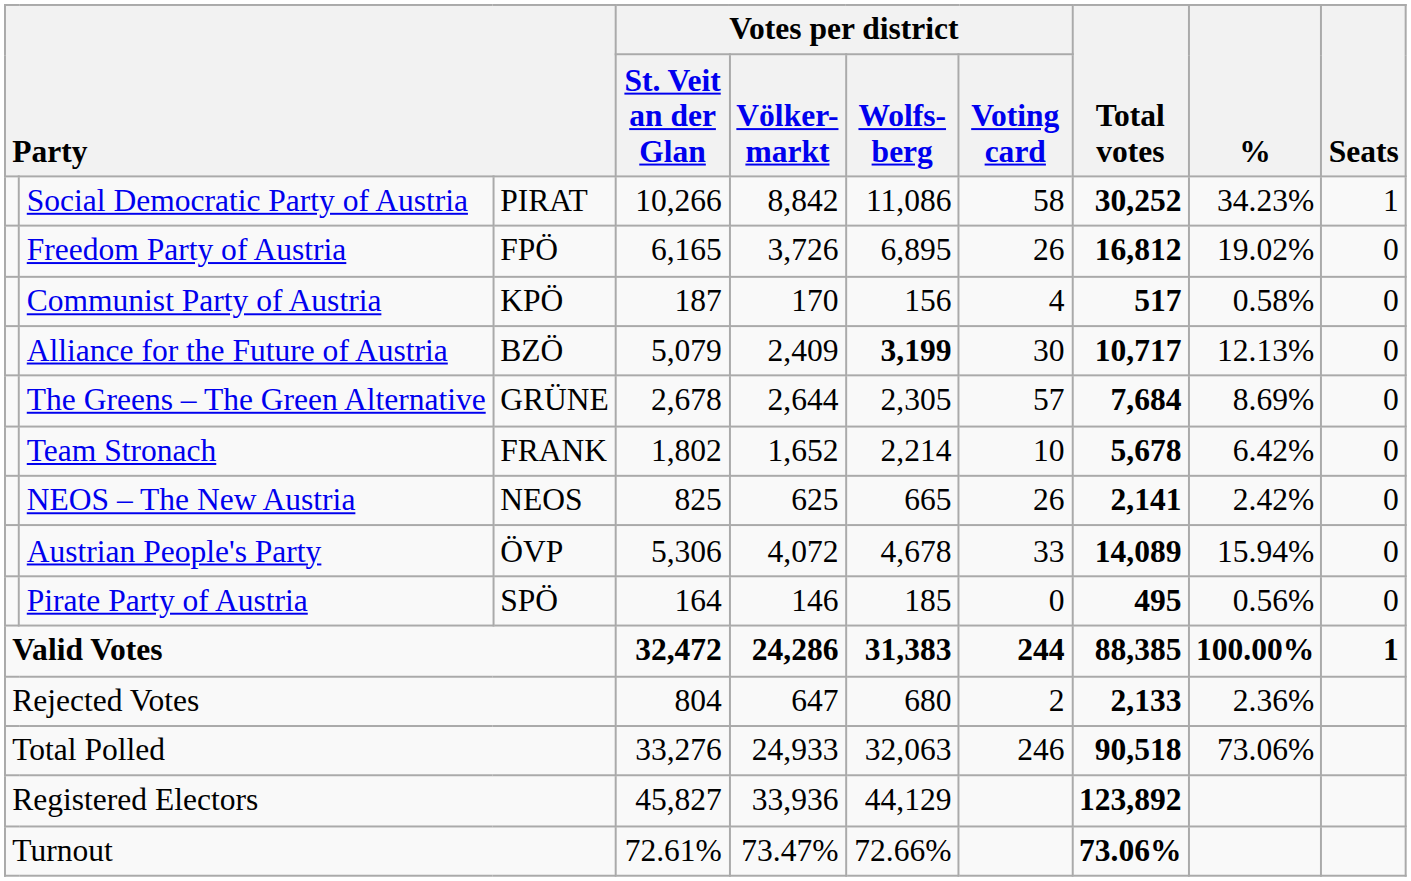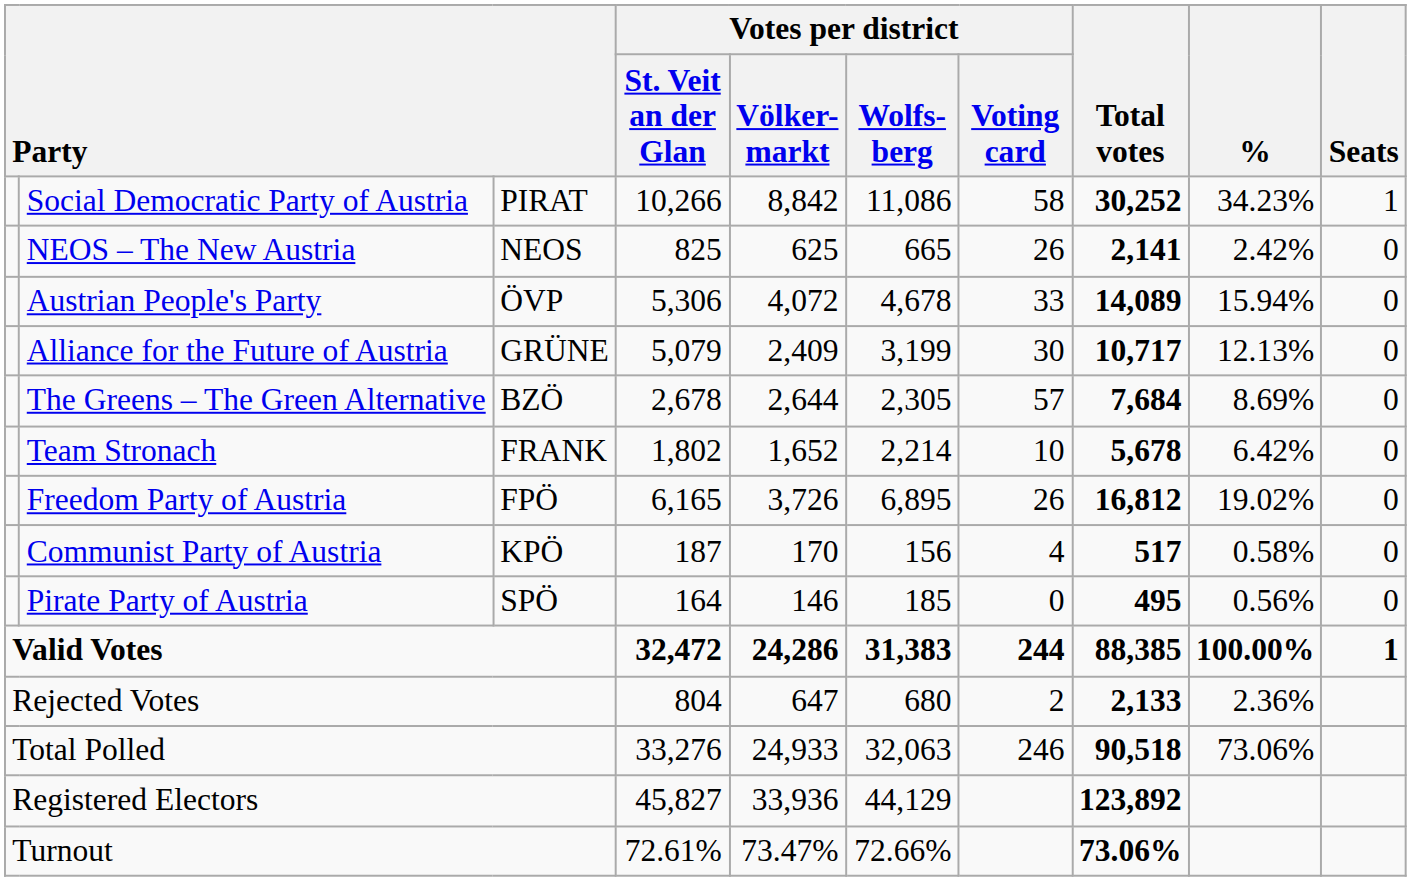rows swapped: (187, 250) <-> (191, 500)
rows swapped: (174, 550) <-> (204, 300)
(532, 350) BZÖ -> (555, 350) GRÜNE
(916, 350) bold -> (916, 350) normal
(555, 400) GRÜNE -> (532, 400) BZÖ
